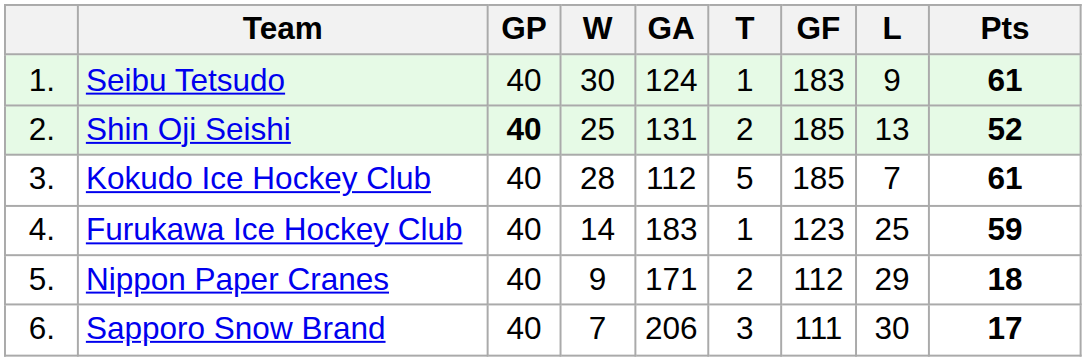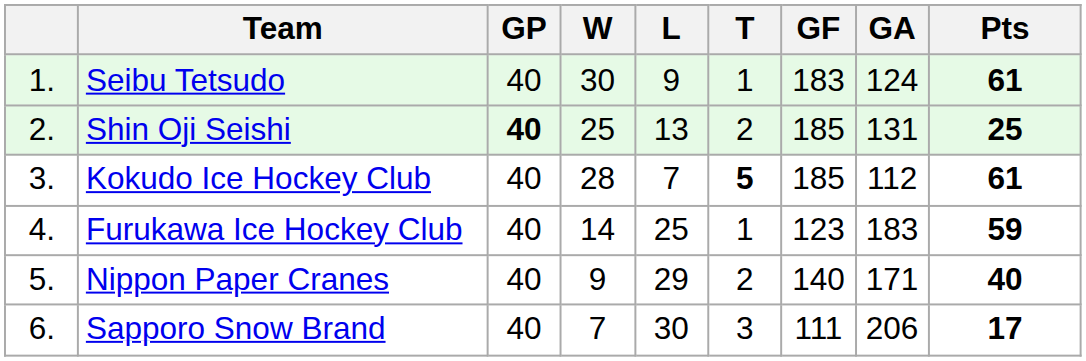columns swapped: (892, 29) <-> (671, 29)
(1005, 129) 52 -> (1005, 129) 25
(745, 179) normal -> (745, 179) bold
(818, 279) 112 -> (818, 279) 140
(1005, 279) 18 -> (1005, 279) 40
